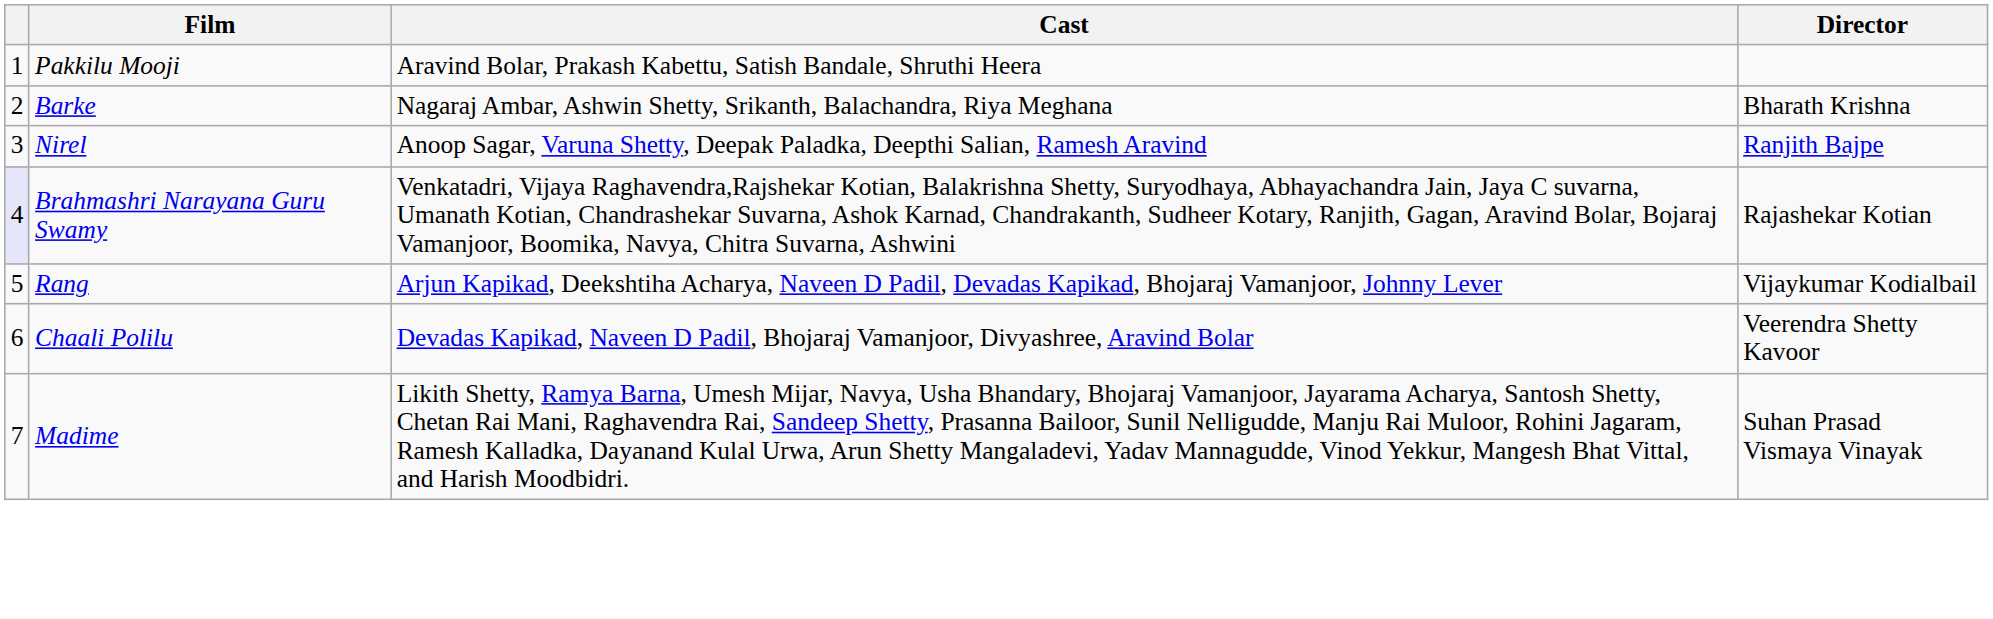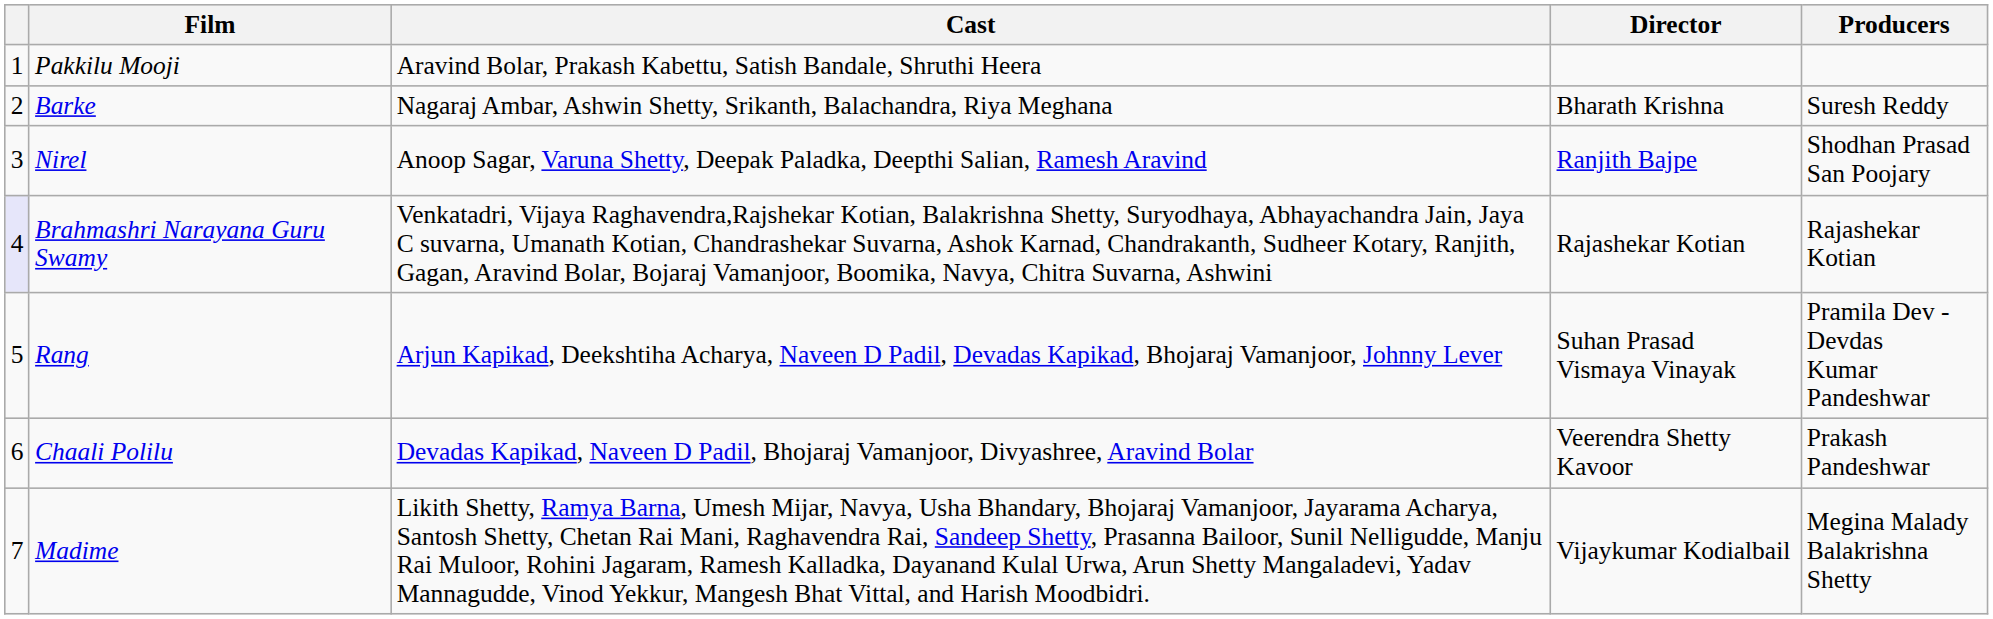+ column: (1894, 24)
(1860, 283) Vijaykumar Kodialbail -> (1646, 355) Suhan Prasad Vismaya Vinayak
(1833, 435) Suhan Prasad Vismaya Vinayak -> (1673, 550) Vijaykumar Kodialbail
